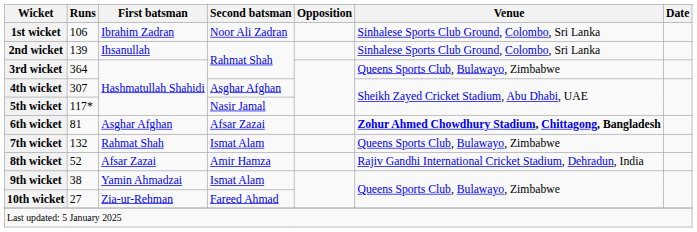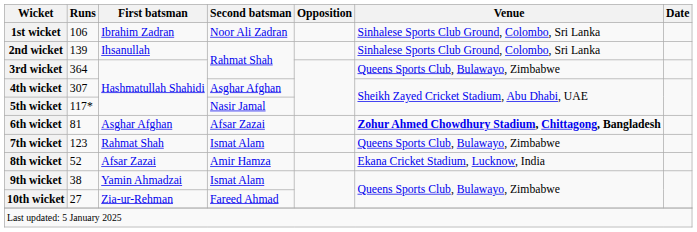(79, 143) 132 -> (79, 143) 123
(501, 161) Rajiv Gandhi International Cricket Stadium, Dehradun, India -> (451, 161) Ekana Cricket Stadium, Lucknow, India
